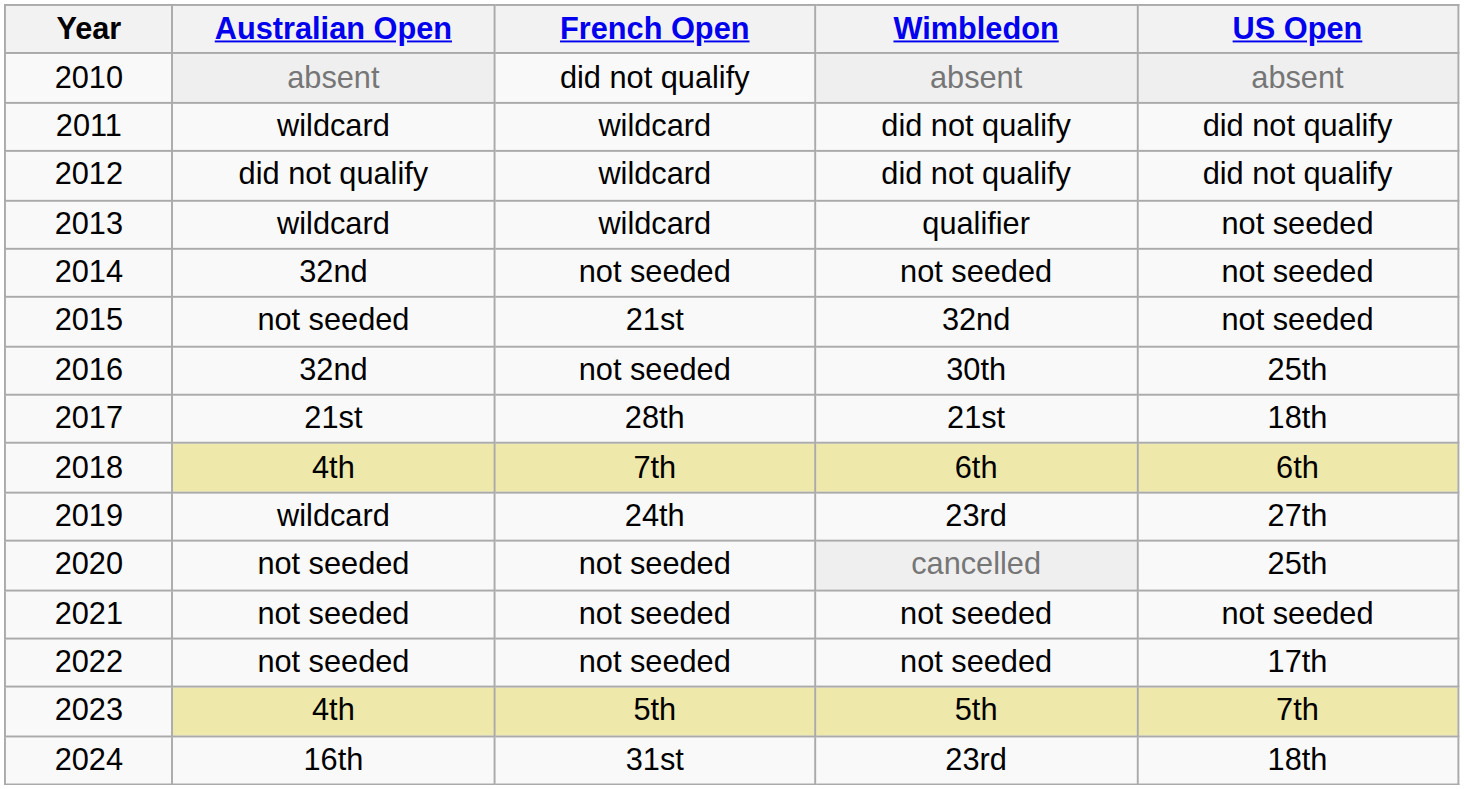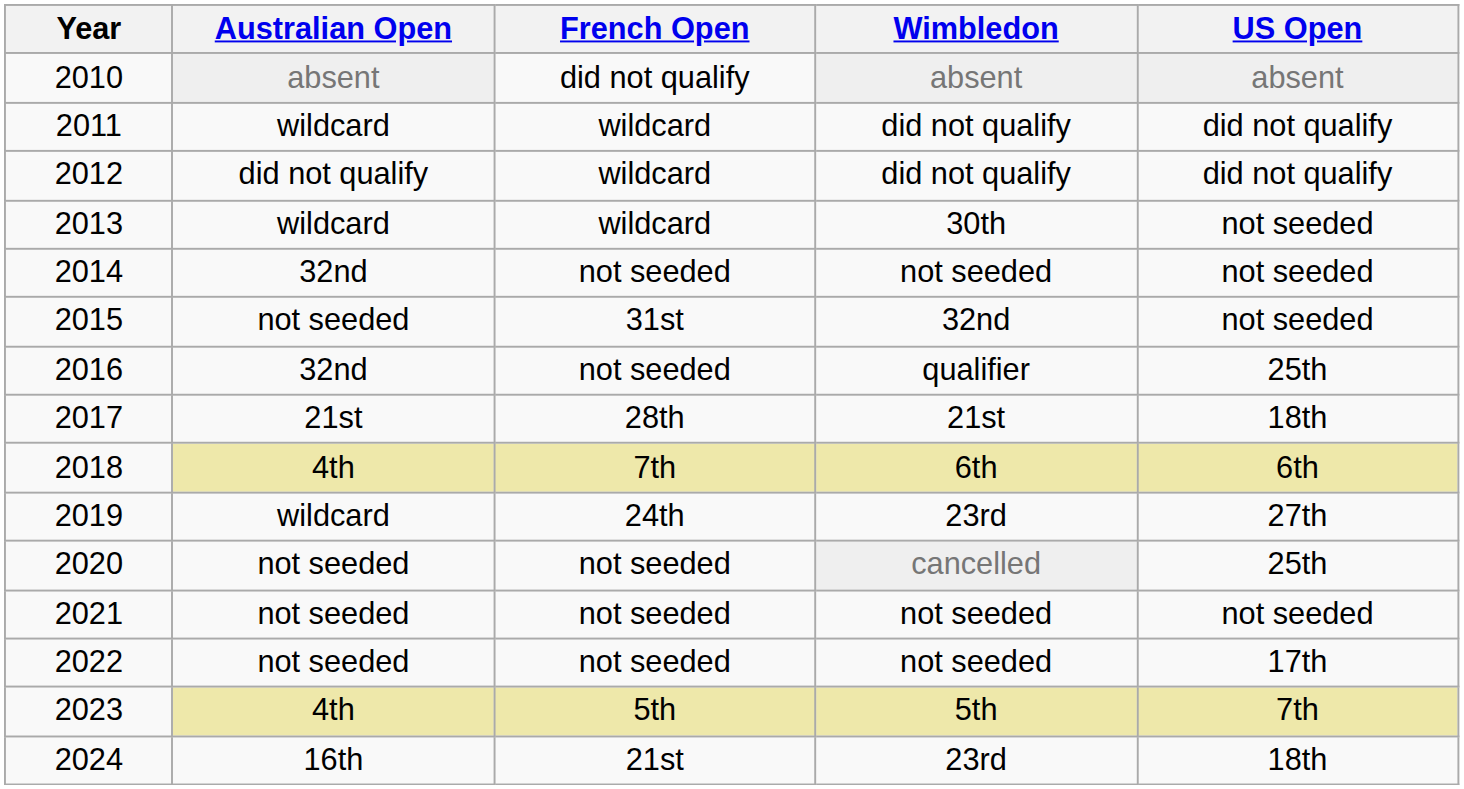(976, 223) qualifier -> (976, 223) 30th
(655, 321) 21st -> (655, 321) 31st
(976, 369) 30th -> (976, 369) qualifier
(655, 759) 31st -> (655, 759) 21st
